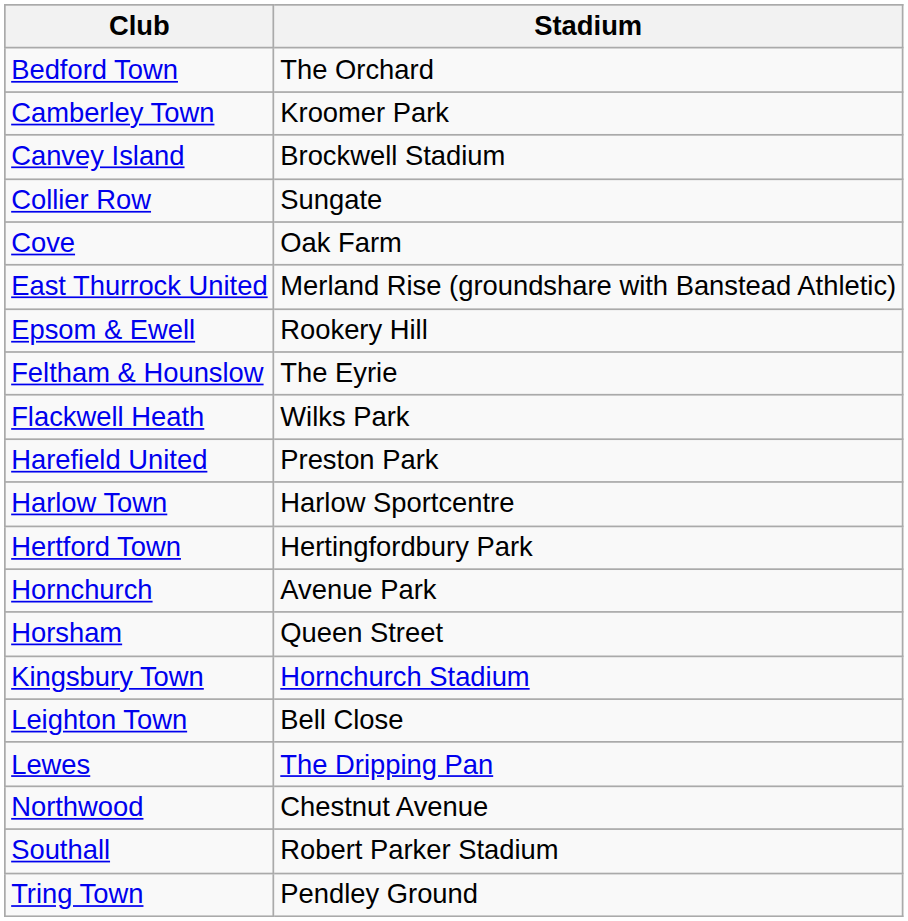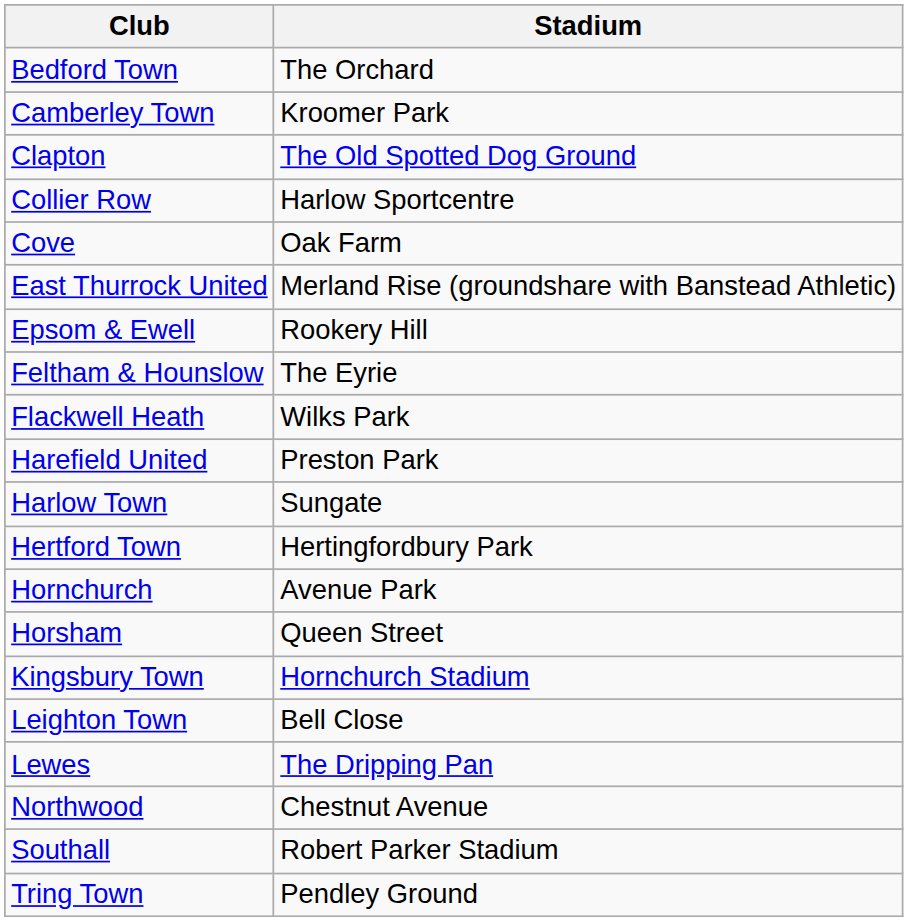- row: (98, 156)
+ row: (58, 156)
(331, 199) Sungate -> (397, 199) Harlow Sportcentre
(397, 503) Harlow Sportcentre -> (331, 503) Sungate
